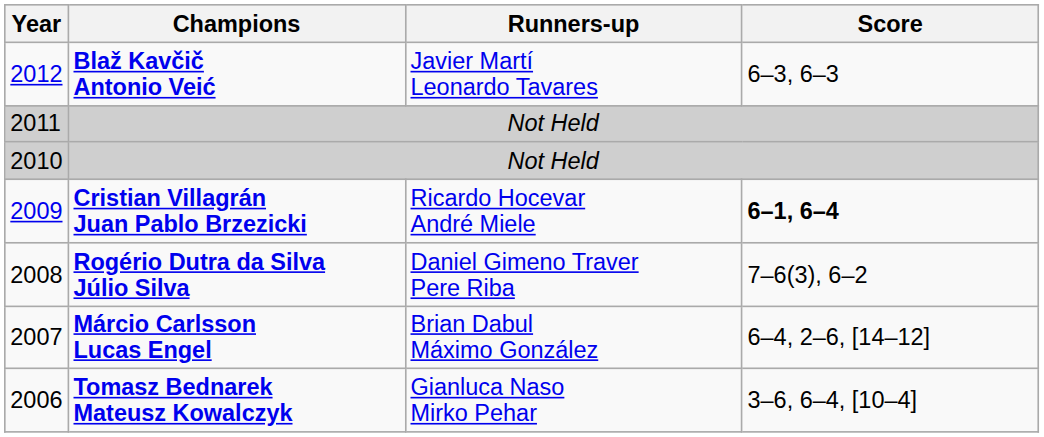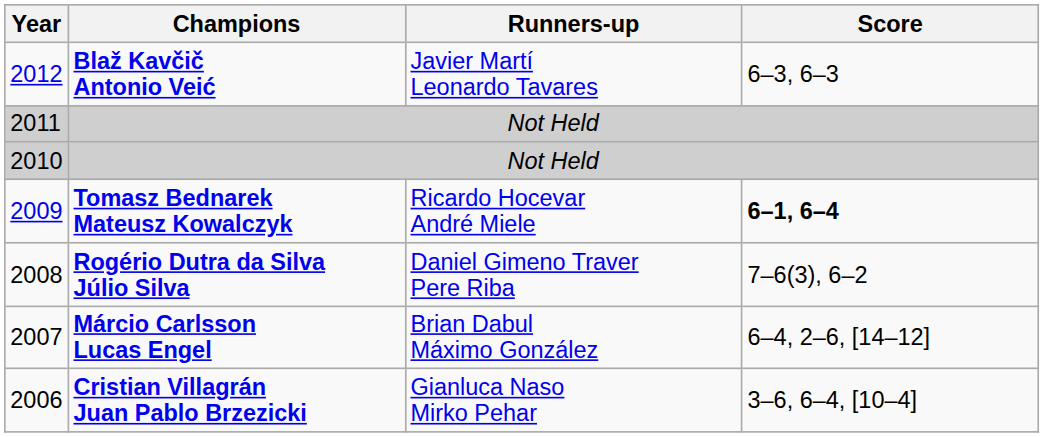(190, 211) Cristian Villagrán Juan Pablo Brzezicki -> (183, 211) Tomasz Bednarek Mateusz Kowalczyk
(183, 401) Tomasz Bednarek Mateusz Kowalczyk -> (190, 401) Cristian Villagrán Juan Pablo Brzezicki
